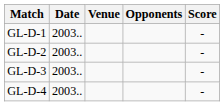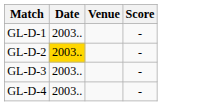- column: (154, 14)
(67, 52) no background -> (67, 52) gold background
